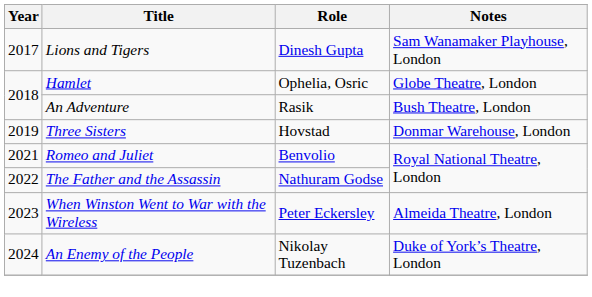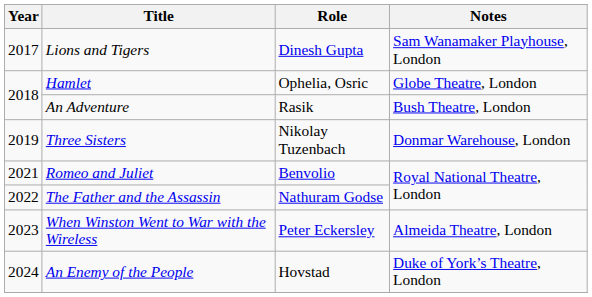(304, 131) Hovstad -> (312, 140) Nikolay Tuzenbach
(312, 254) Nikolay Tuzenbach -> (304, 272) Hovstad
